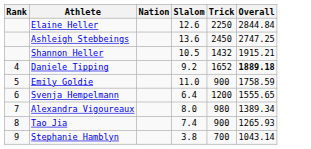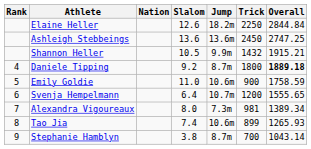+ column: (222, 11)
(222, 67) 1652 -> (252, 67) 1800
(222, 109) 980 -> (252, 109) 981
(222, 123) 900 -> (252, 123) 899
